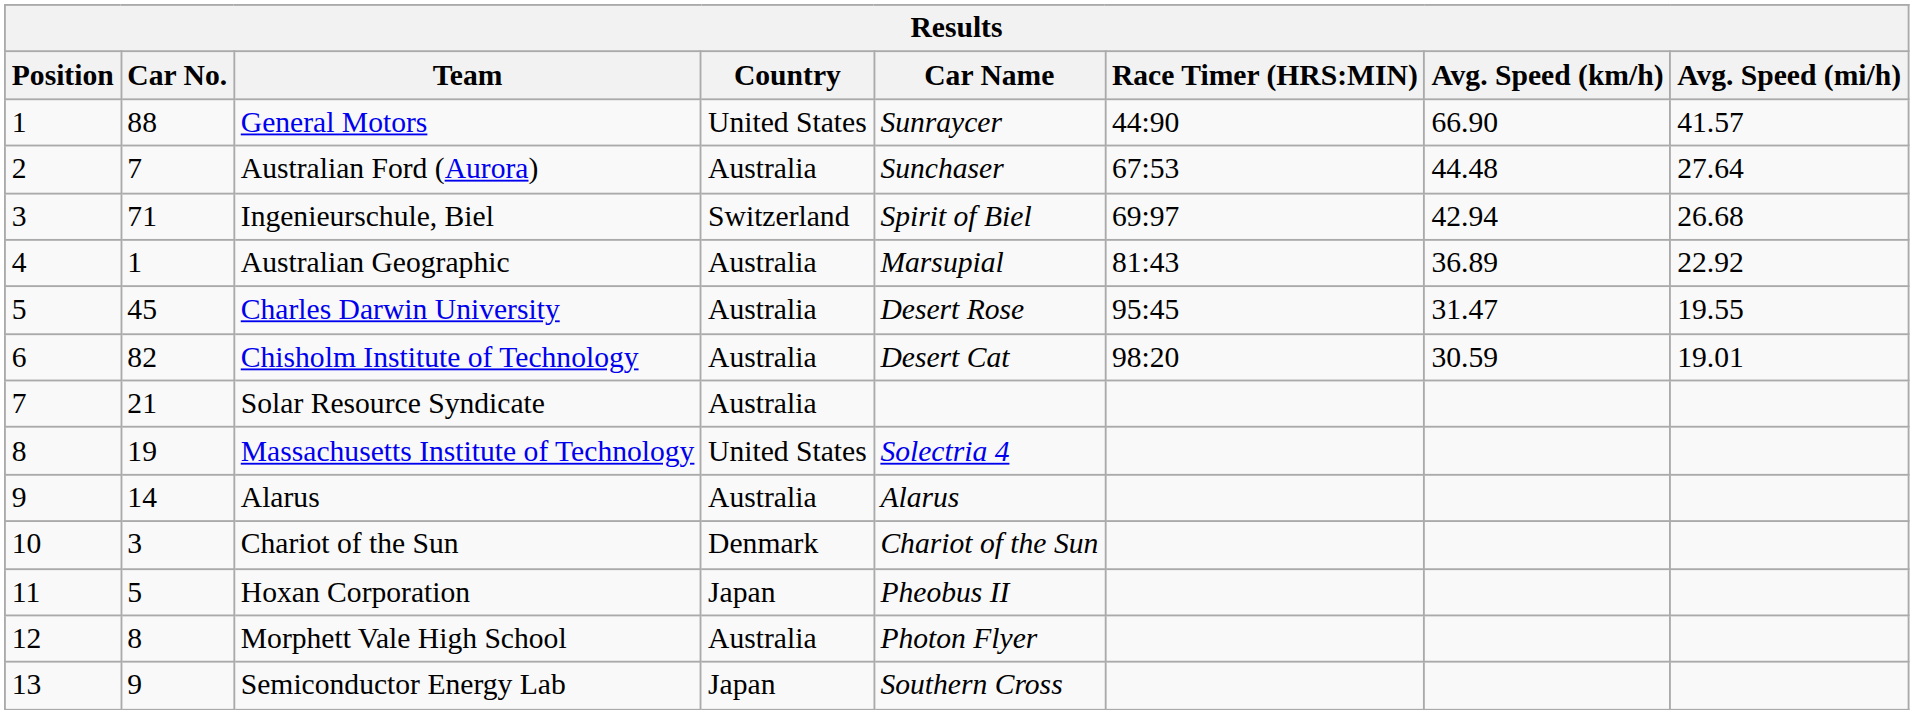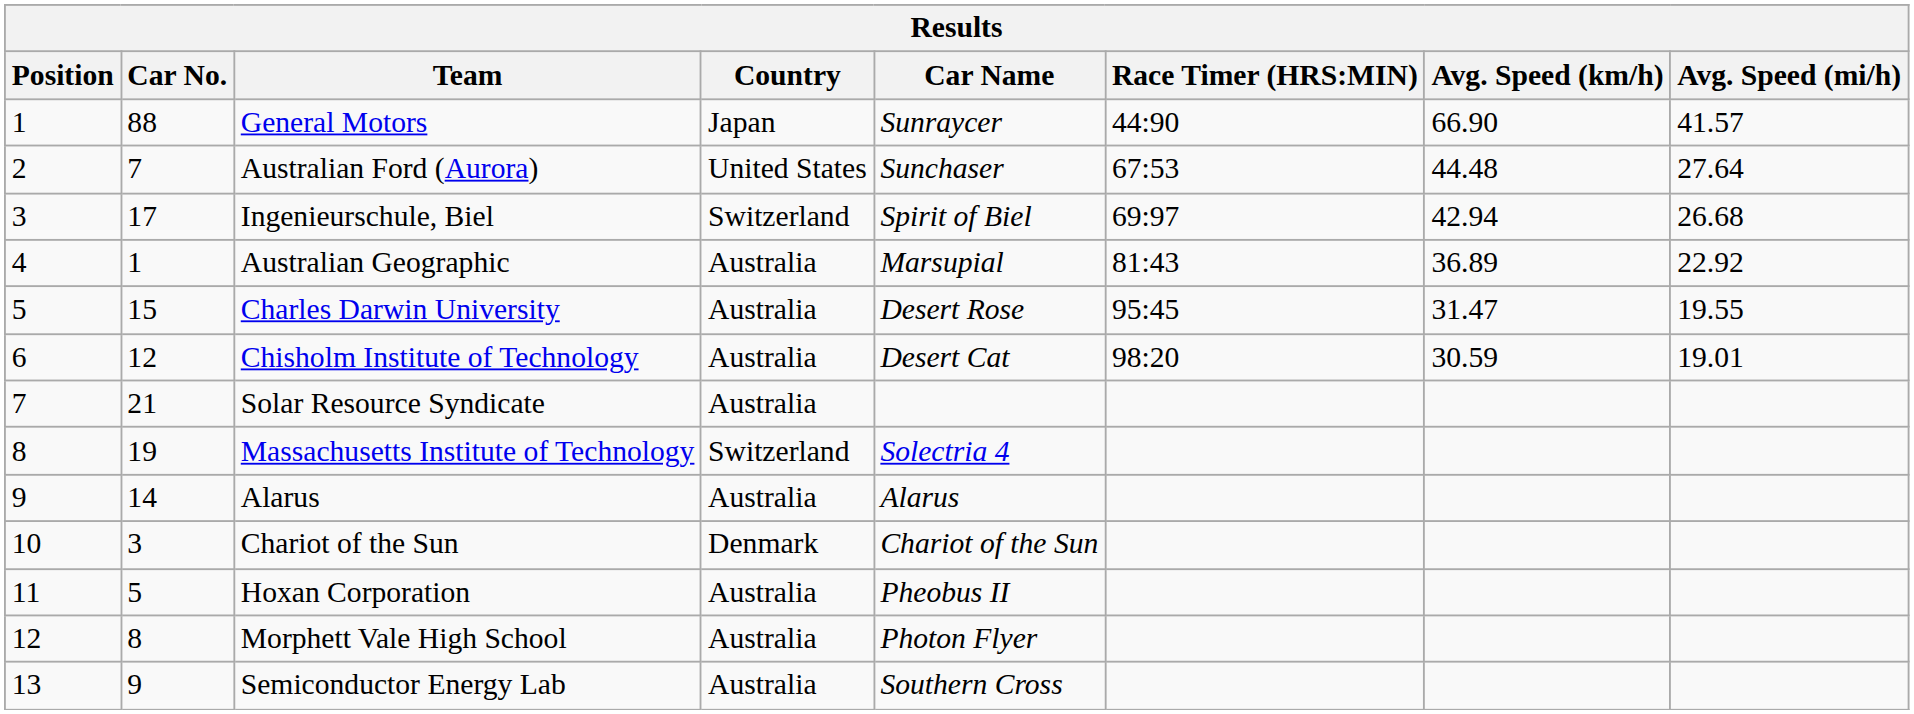(787, 121) United States -> (742, 121) Japan
(762, 168) Australia -> (787, 168) United States
(142, 215) 71 -> (142, 215) 17
(142, 309) 45 -> (142, 309) 15
(142, 356) 82 -> (142, 356) 12
(787, 450) United States -> (779, 450) Switzerland
(742, 591) Japan -> (762, 591) Australia
(742, 685) Japan -> (762, 685) Australia
